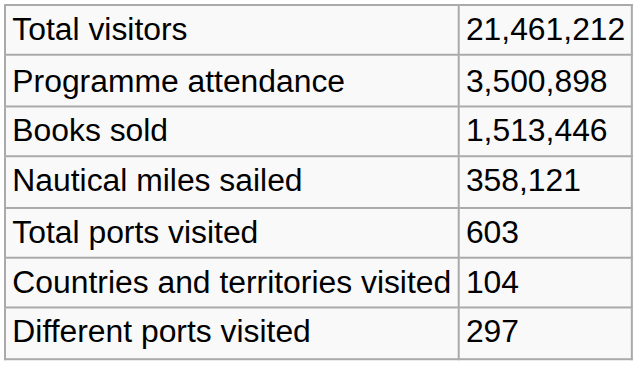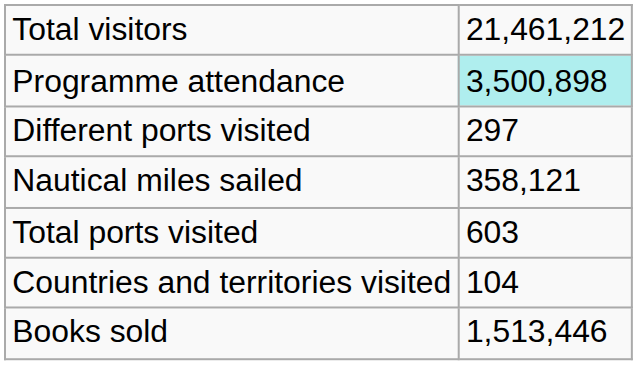(537, 80) no background -> (537, 80) paleturquoise background
rows swapped: (90, 130) <-> (162, 332)
